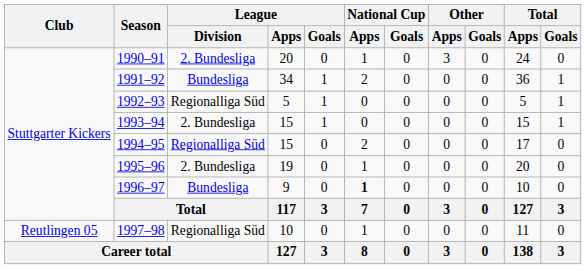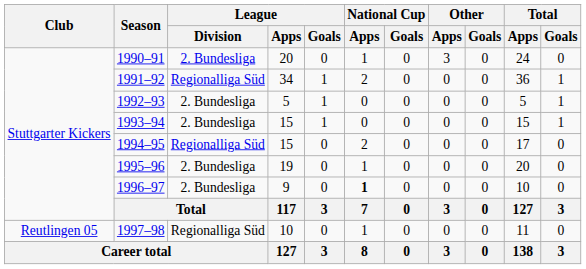(218, 79) Bundesliga -> (218, 79) Regionalliga Süd
(218, 101) Regionalliga Süd -> (218, 101) 2. Bundesliga
(218, 187) Bundesliga -> (218, 187) 2. Bundesliga
